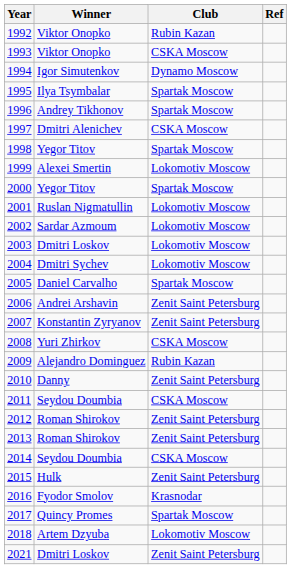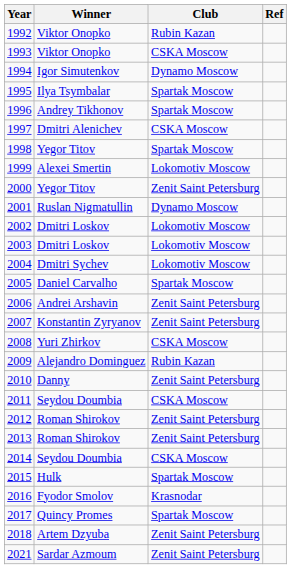(192, 187) Spartak Moscow -> (205, 187) Zenit Saint Petersburg
(201, 206) Lokomotiv Moscow -> (195, 206) Dynamo Moscow
(77, 226) Sardar Azmoum -> (73, 226) Dmitri Loskov
(205, 476) Zenit Saint Petersburg -> (192, 476) Spartak Moscow
(201, 534) Lokomotiv Moscow -> (205, 534) Zenit Saint Petersburg
(73, 554) Dmitri Loskov -> (77, 554) Sardar Azmoum
